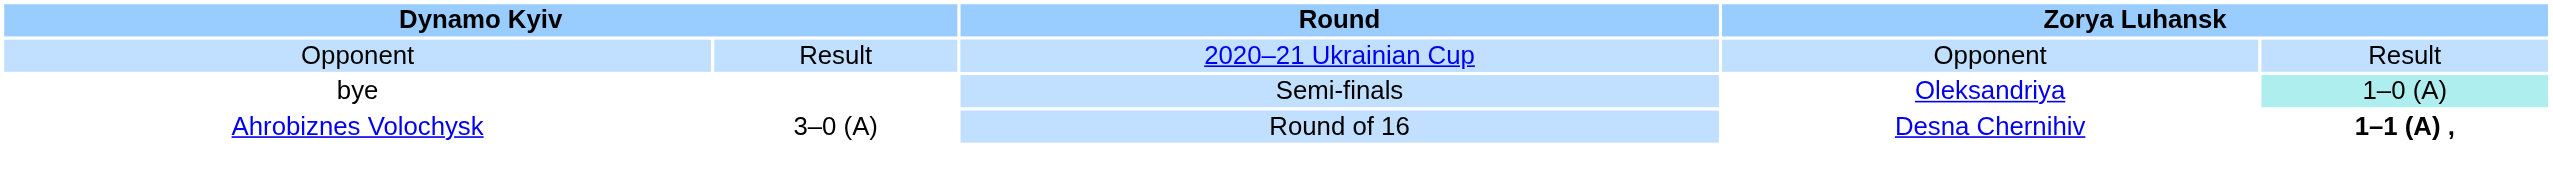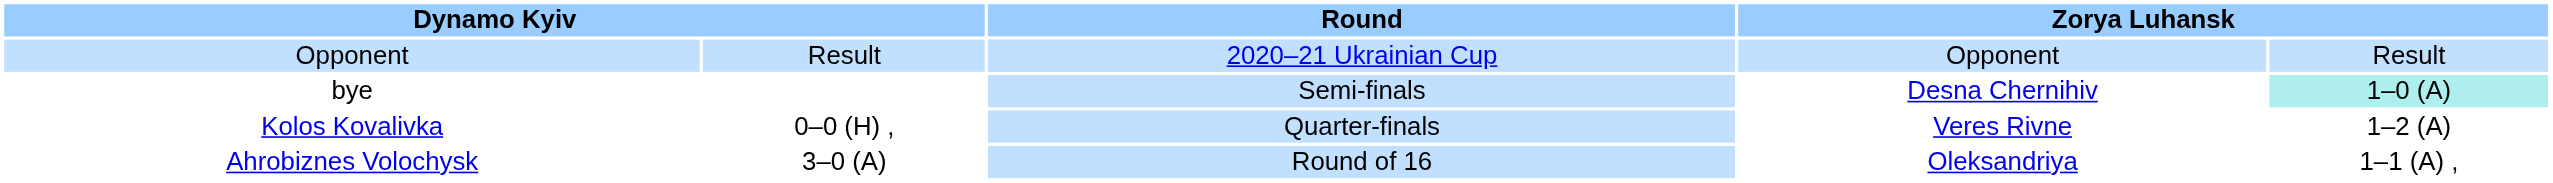(1990, 90) Oleksandriya -> (2003, 90) Desna Chernihiv
+ row: (352, 126)
(1990, 126) Desna Chernihiv -> (2003, 161) Oleksandriya
(2405, 126) bold -> (2409, 161) normal
